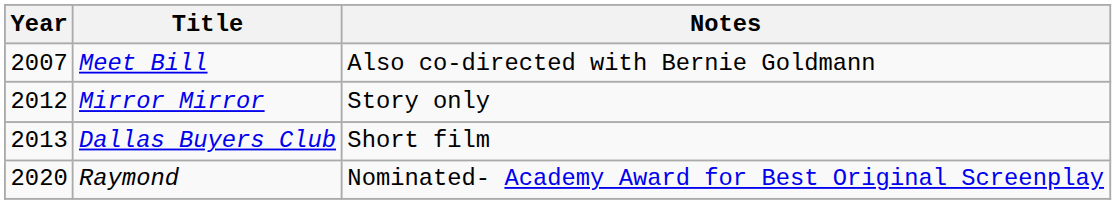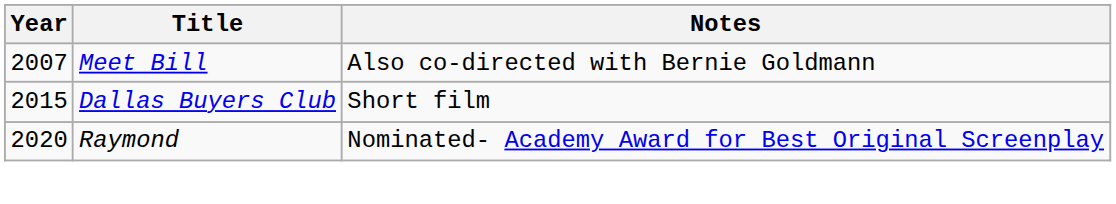- row: (172, 102)
(39, 141) 2013 -> (39, 102) 2015
